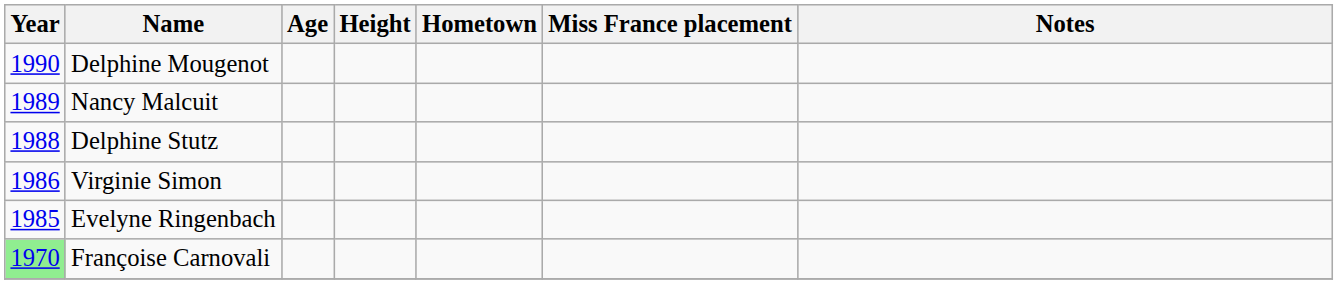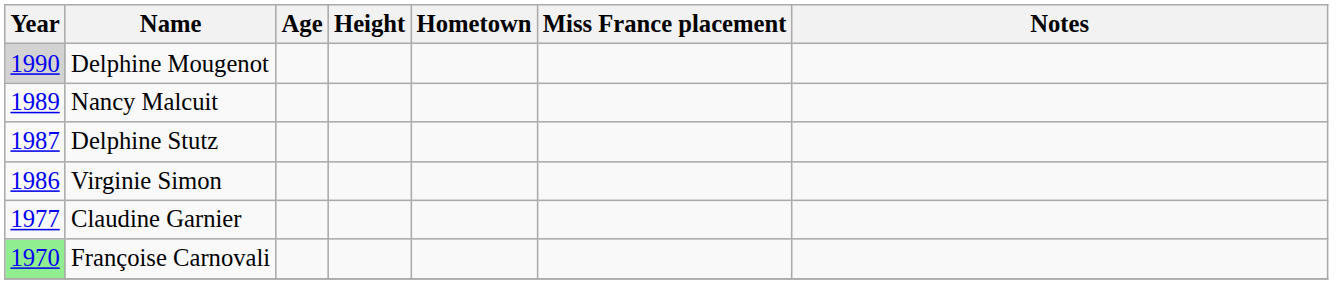(35, 63) no background -> (35, 63) lightgrey background
(35, 141) 1988 -> (35, 141) 1987
- row: (173, 219)
+ row: (156, 219)
